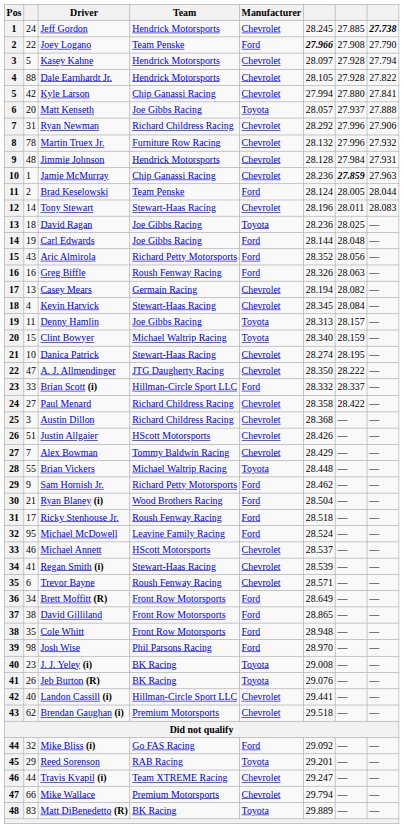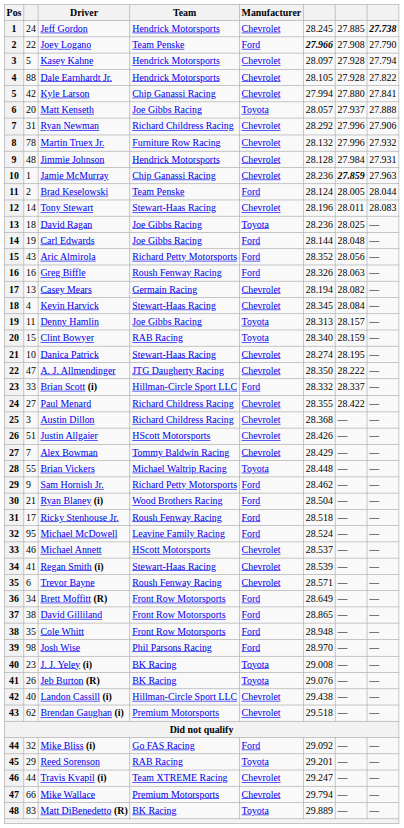(179, 338) Michael Waltrip Racing -> (158, 338) RAB Racing
(319, 403) 28.358 -> (319, 403) 28.355
(319, 697) 29.441 -> (319, 697) 29.438
